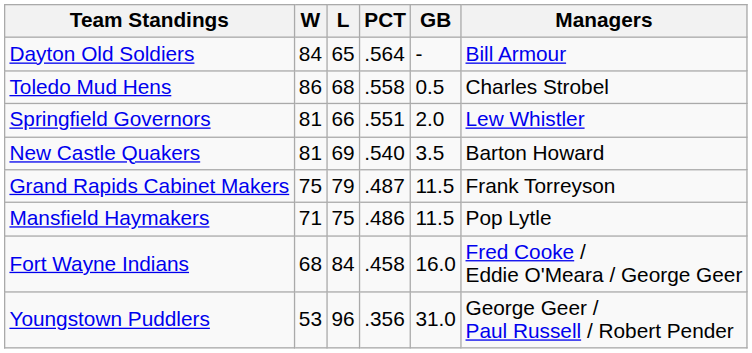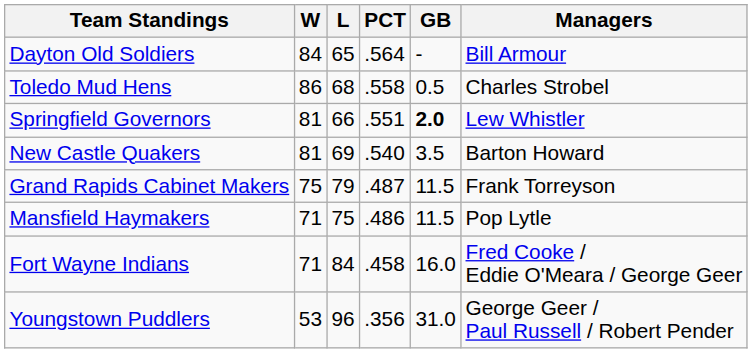(430, 119) normal -> (430, 119) bold
(310, 263) 68 -> (310, 263) 71
